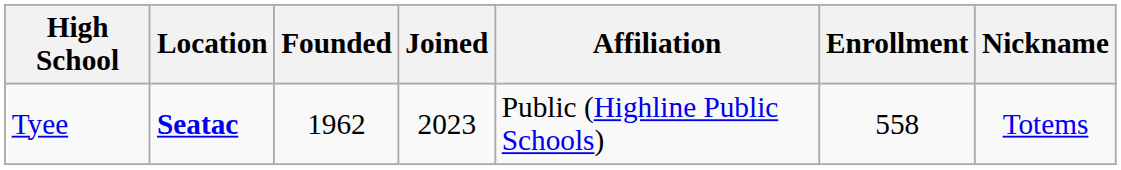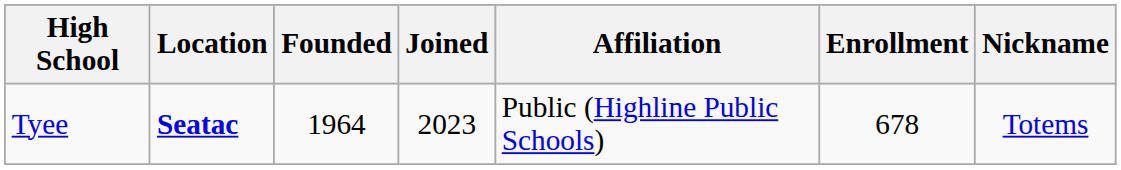(336, 123) 1962 -> (336, 123) 1964
(897, 123) 558 -> (897, 123) 678
